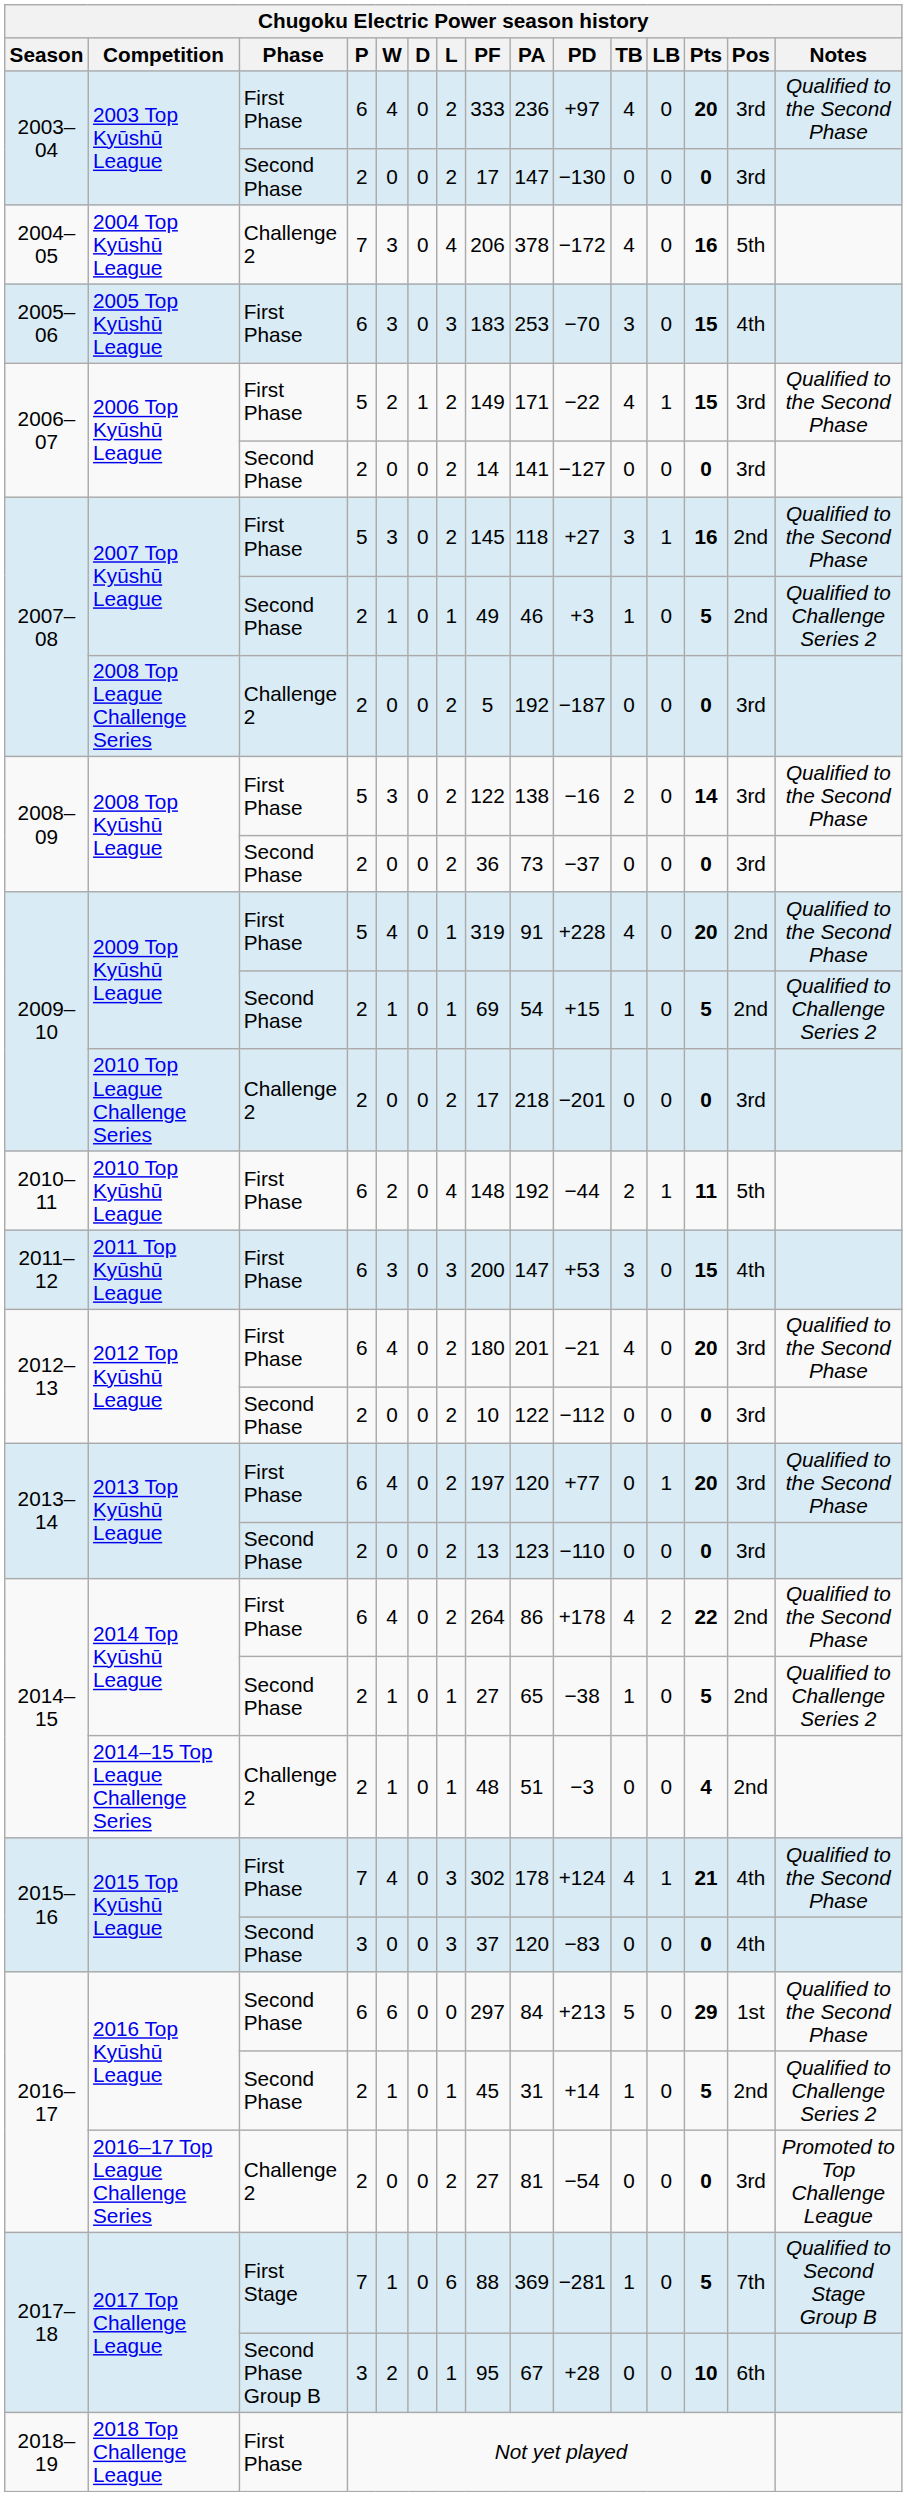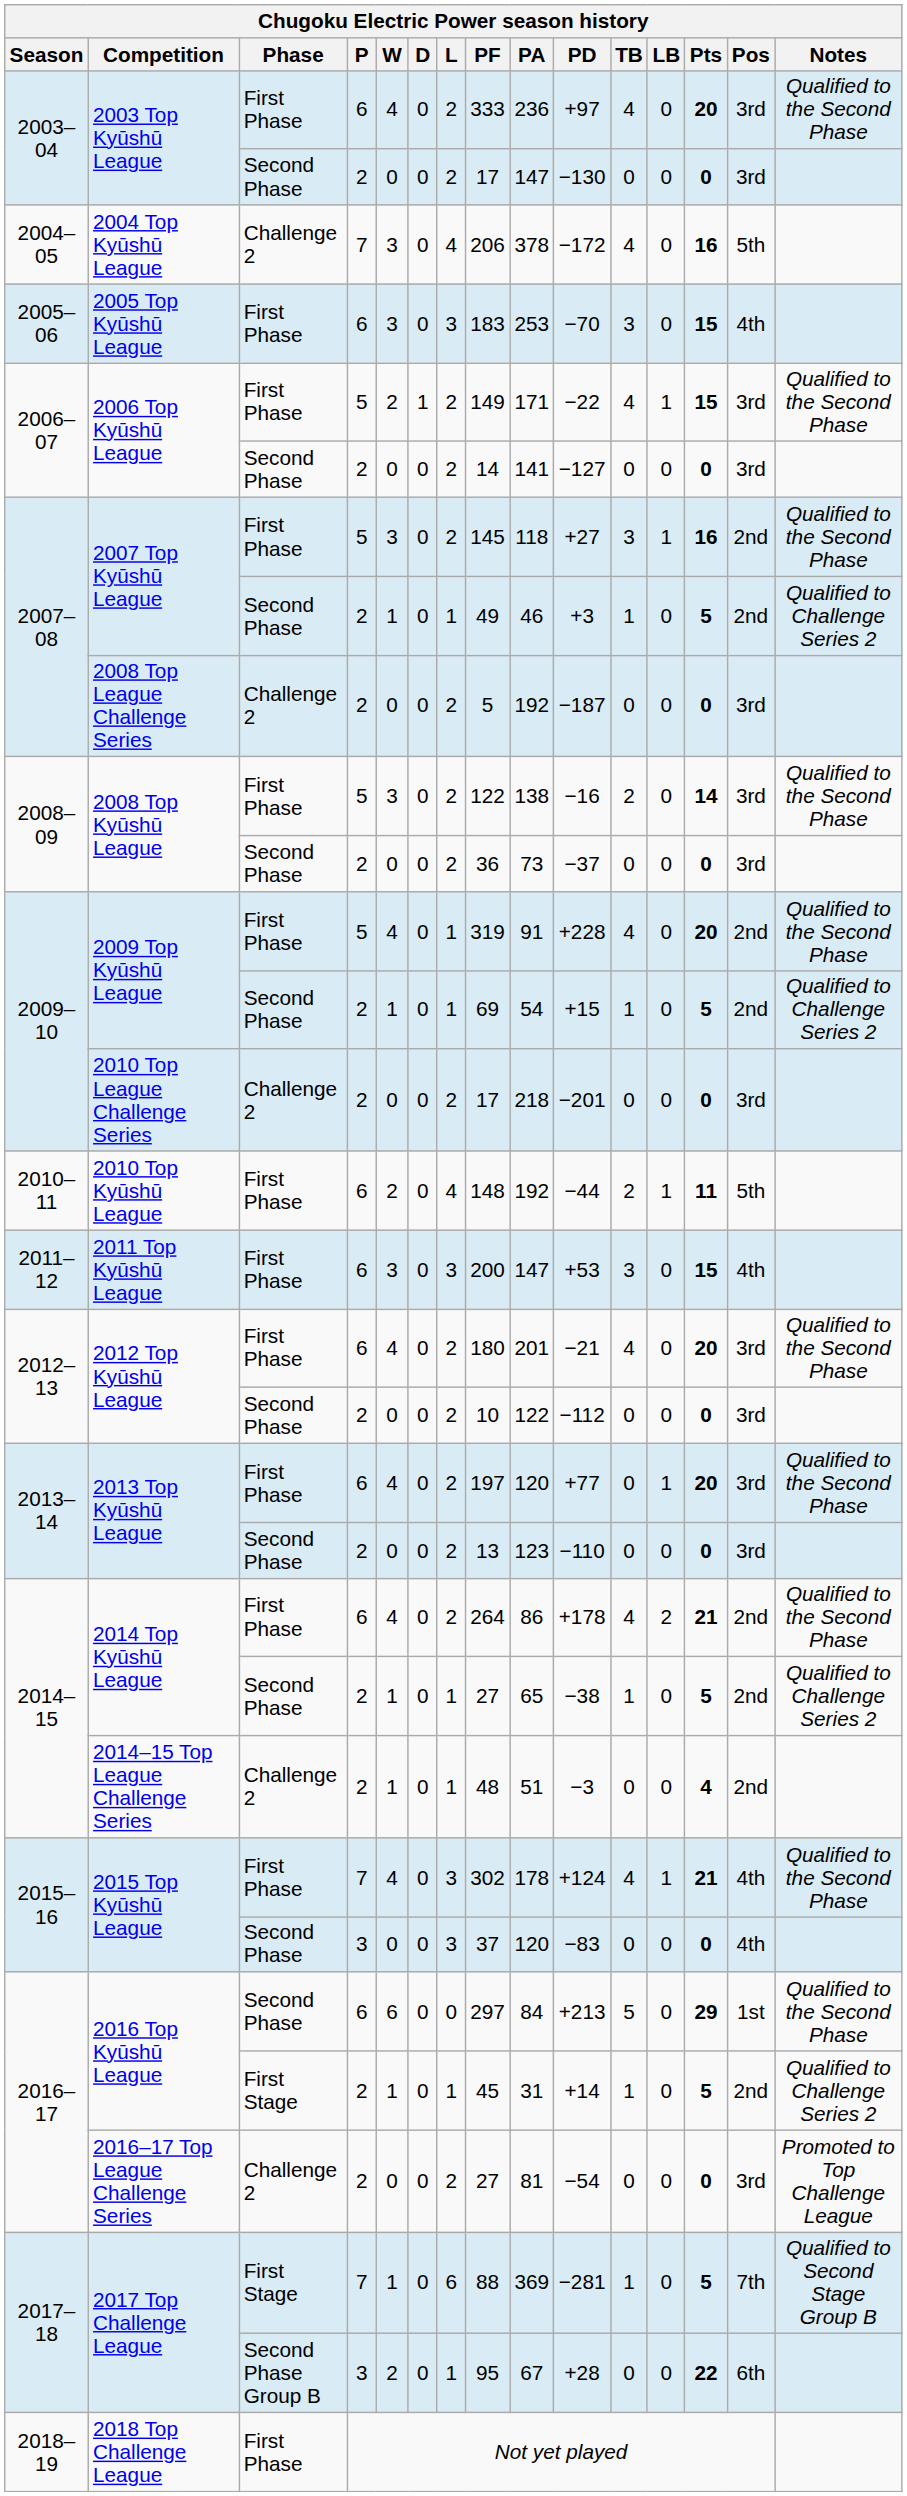(706, 1618) 22 -> (706, 1618) 21
(279, 2091) Second Phase -> (271, 2091) First Stage
(706, 2373) 10 -> (706, 2373) 22
